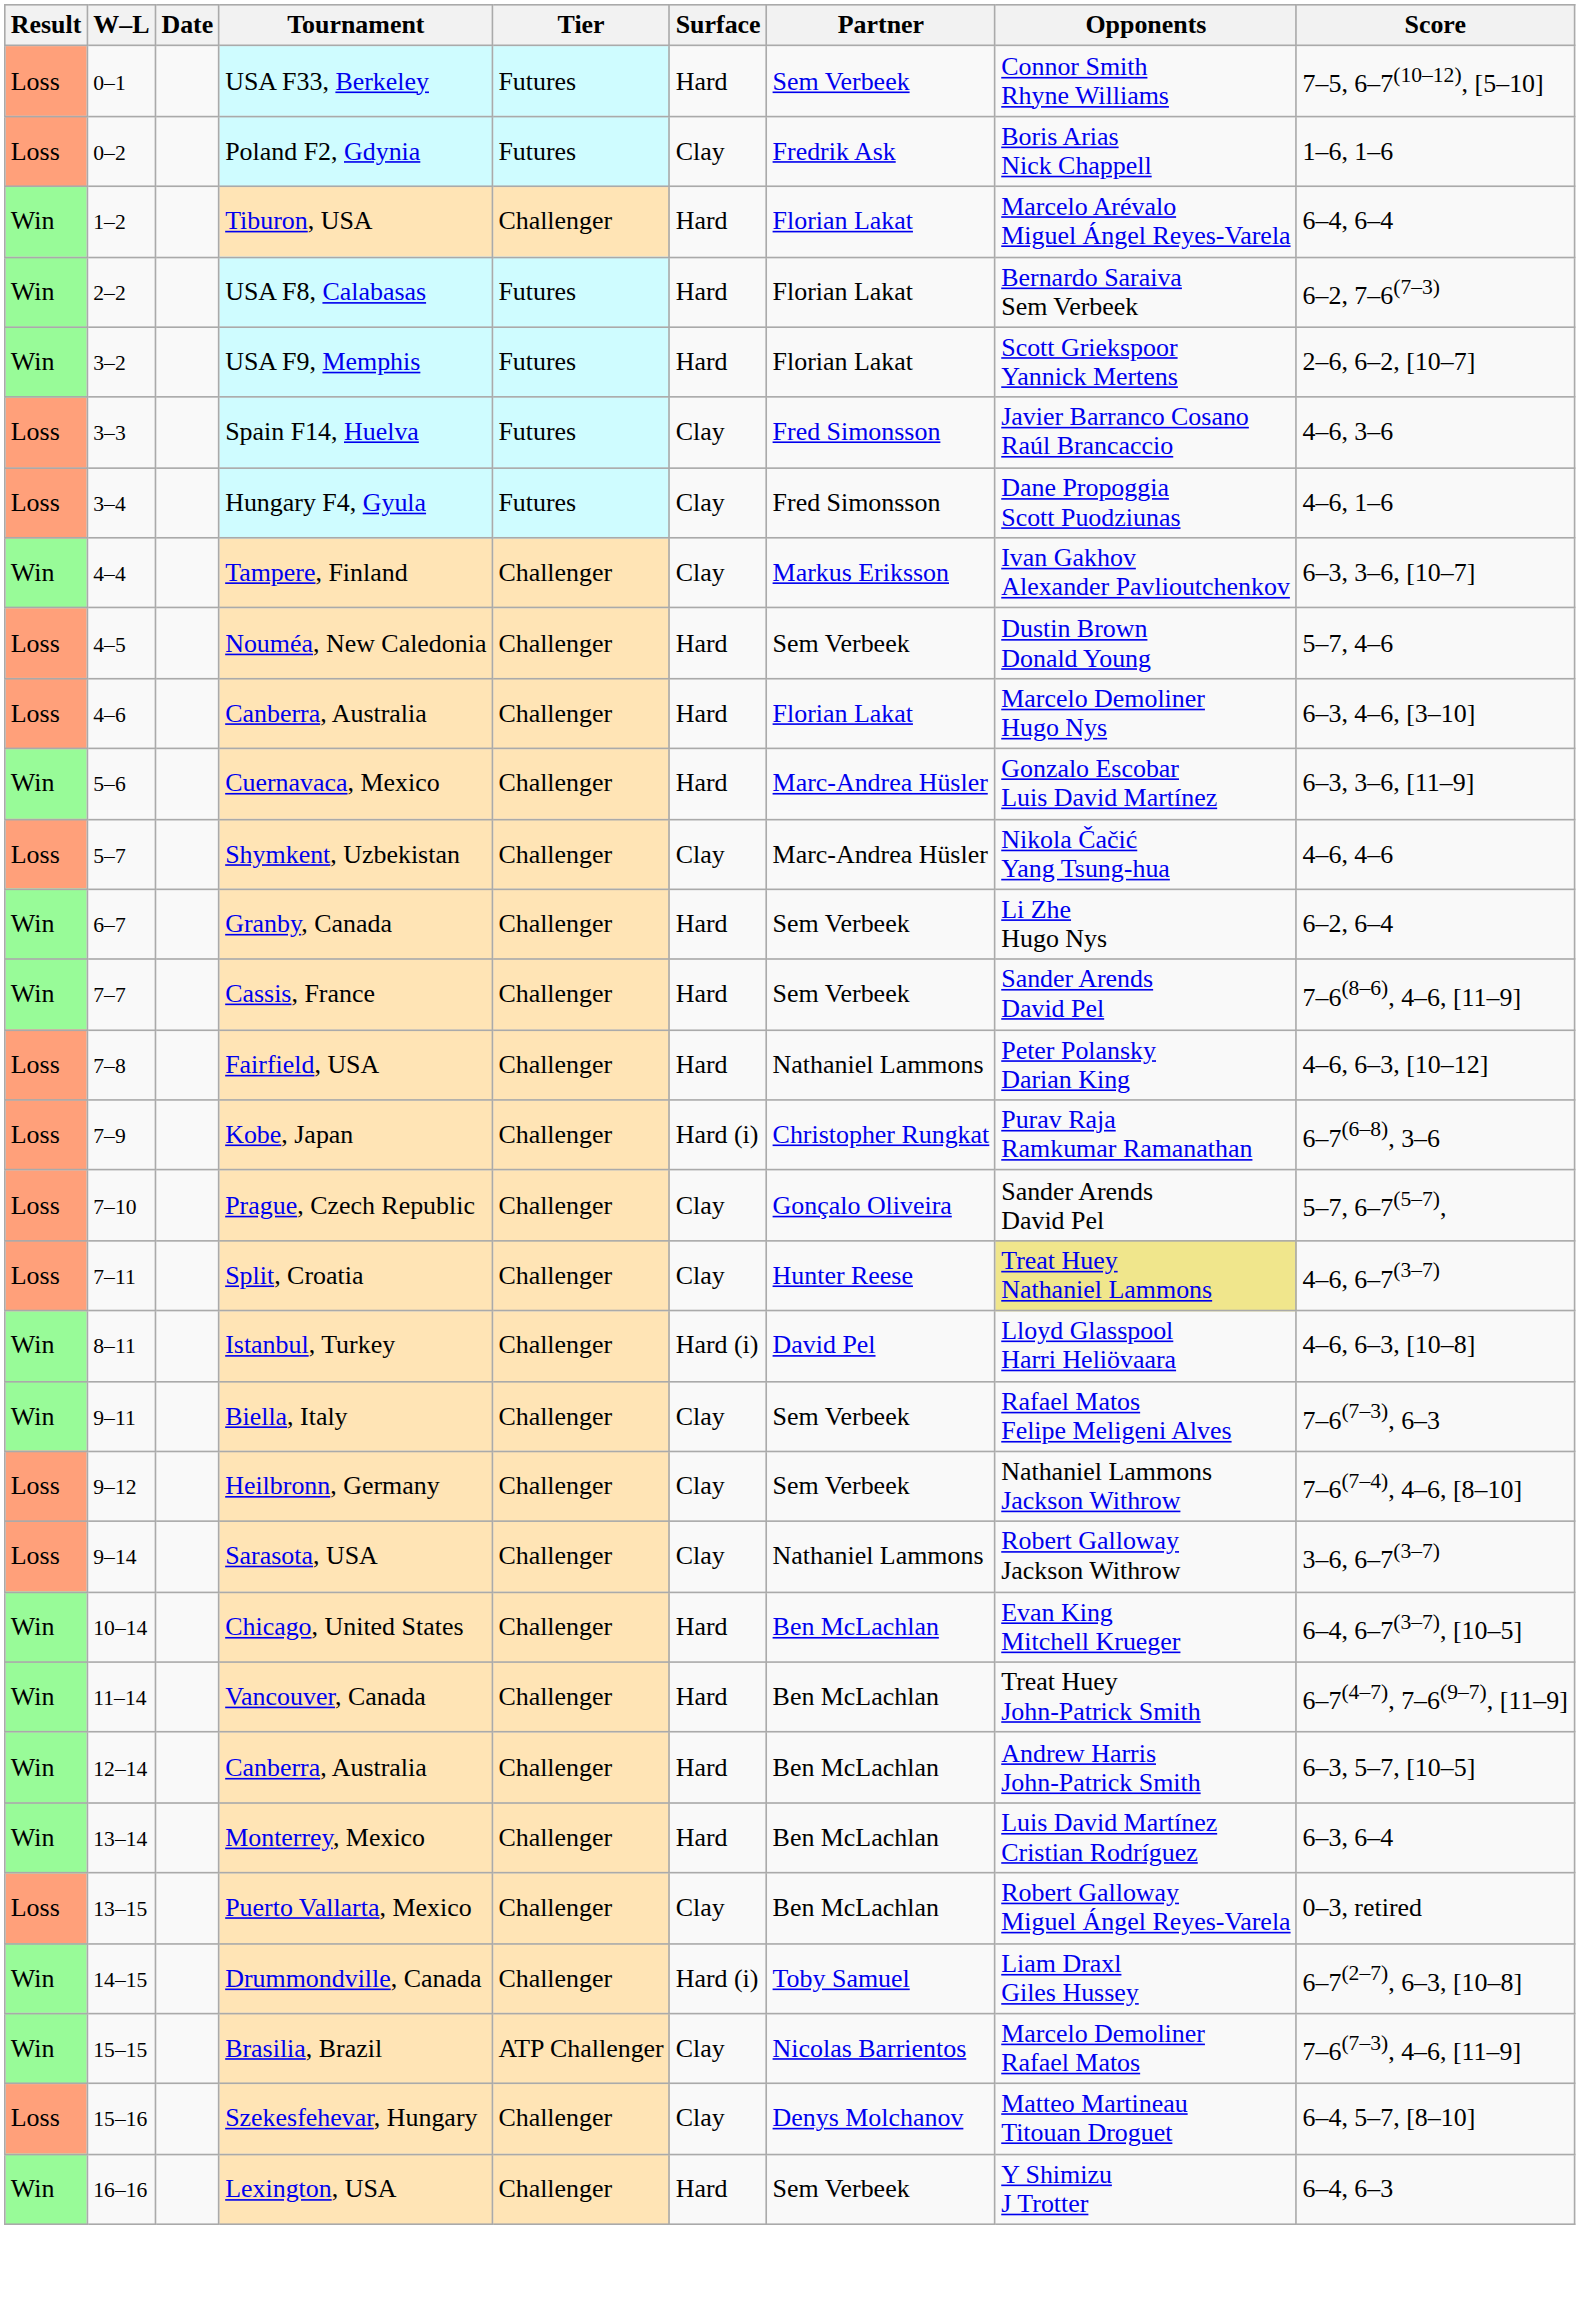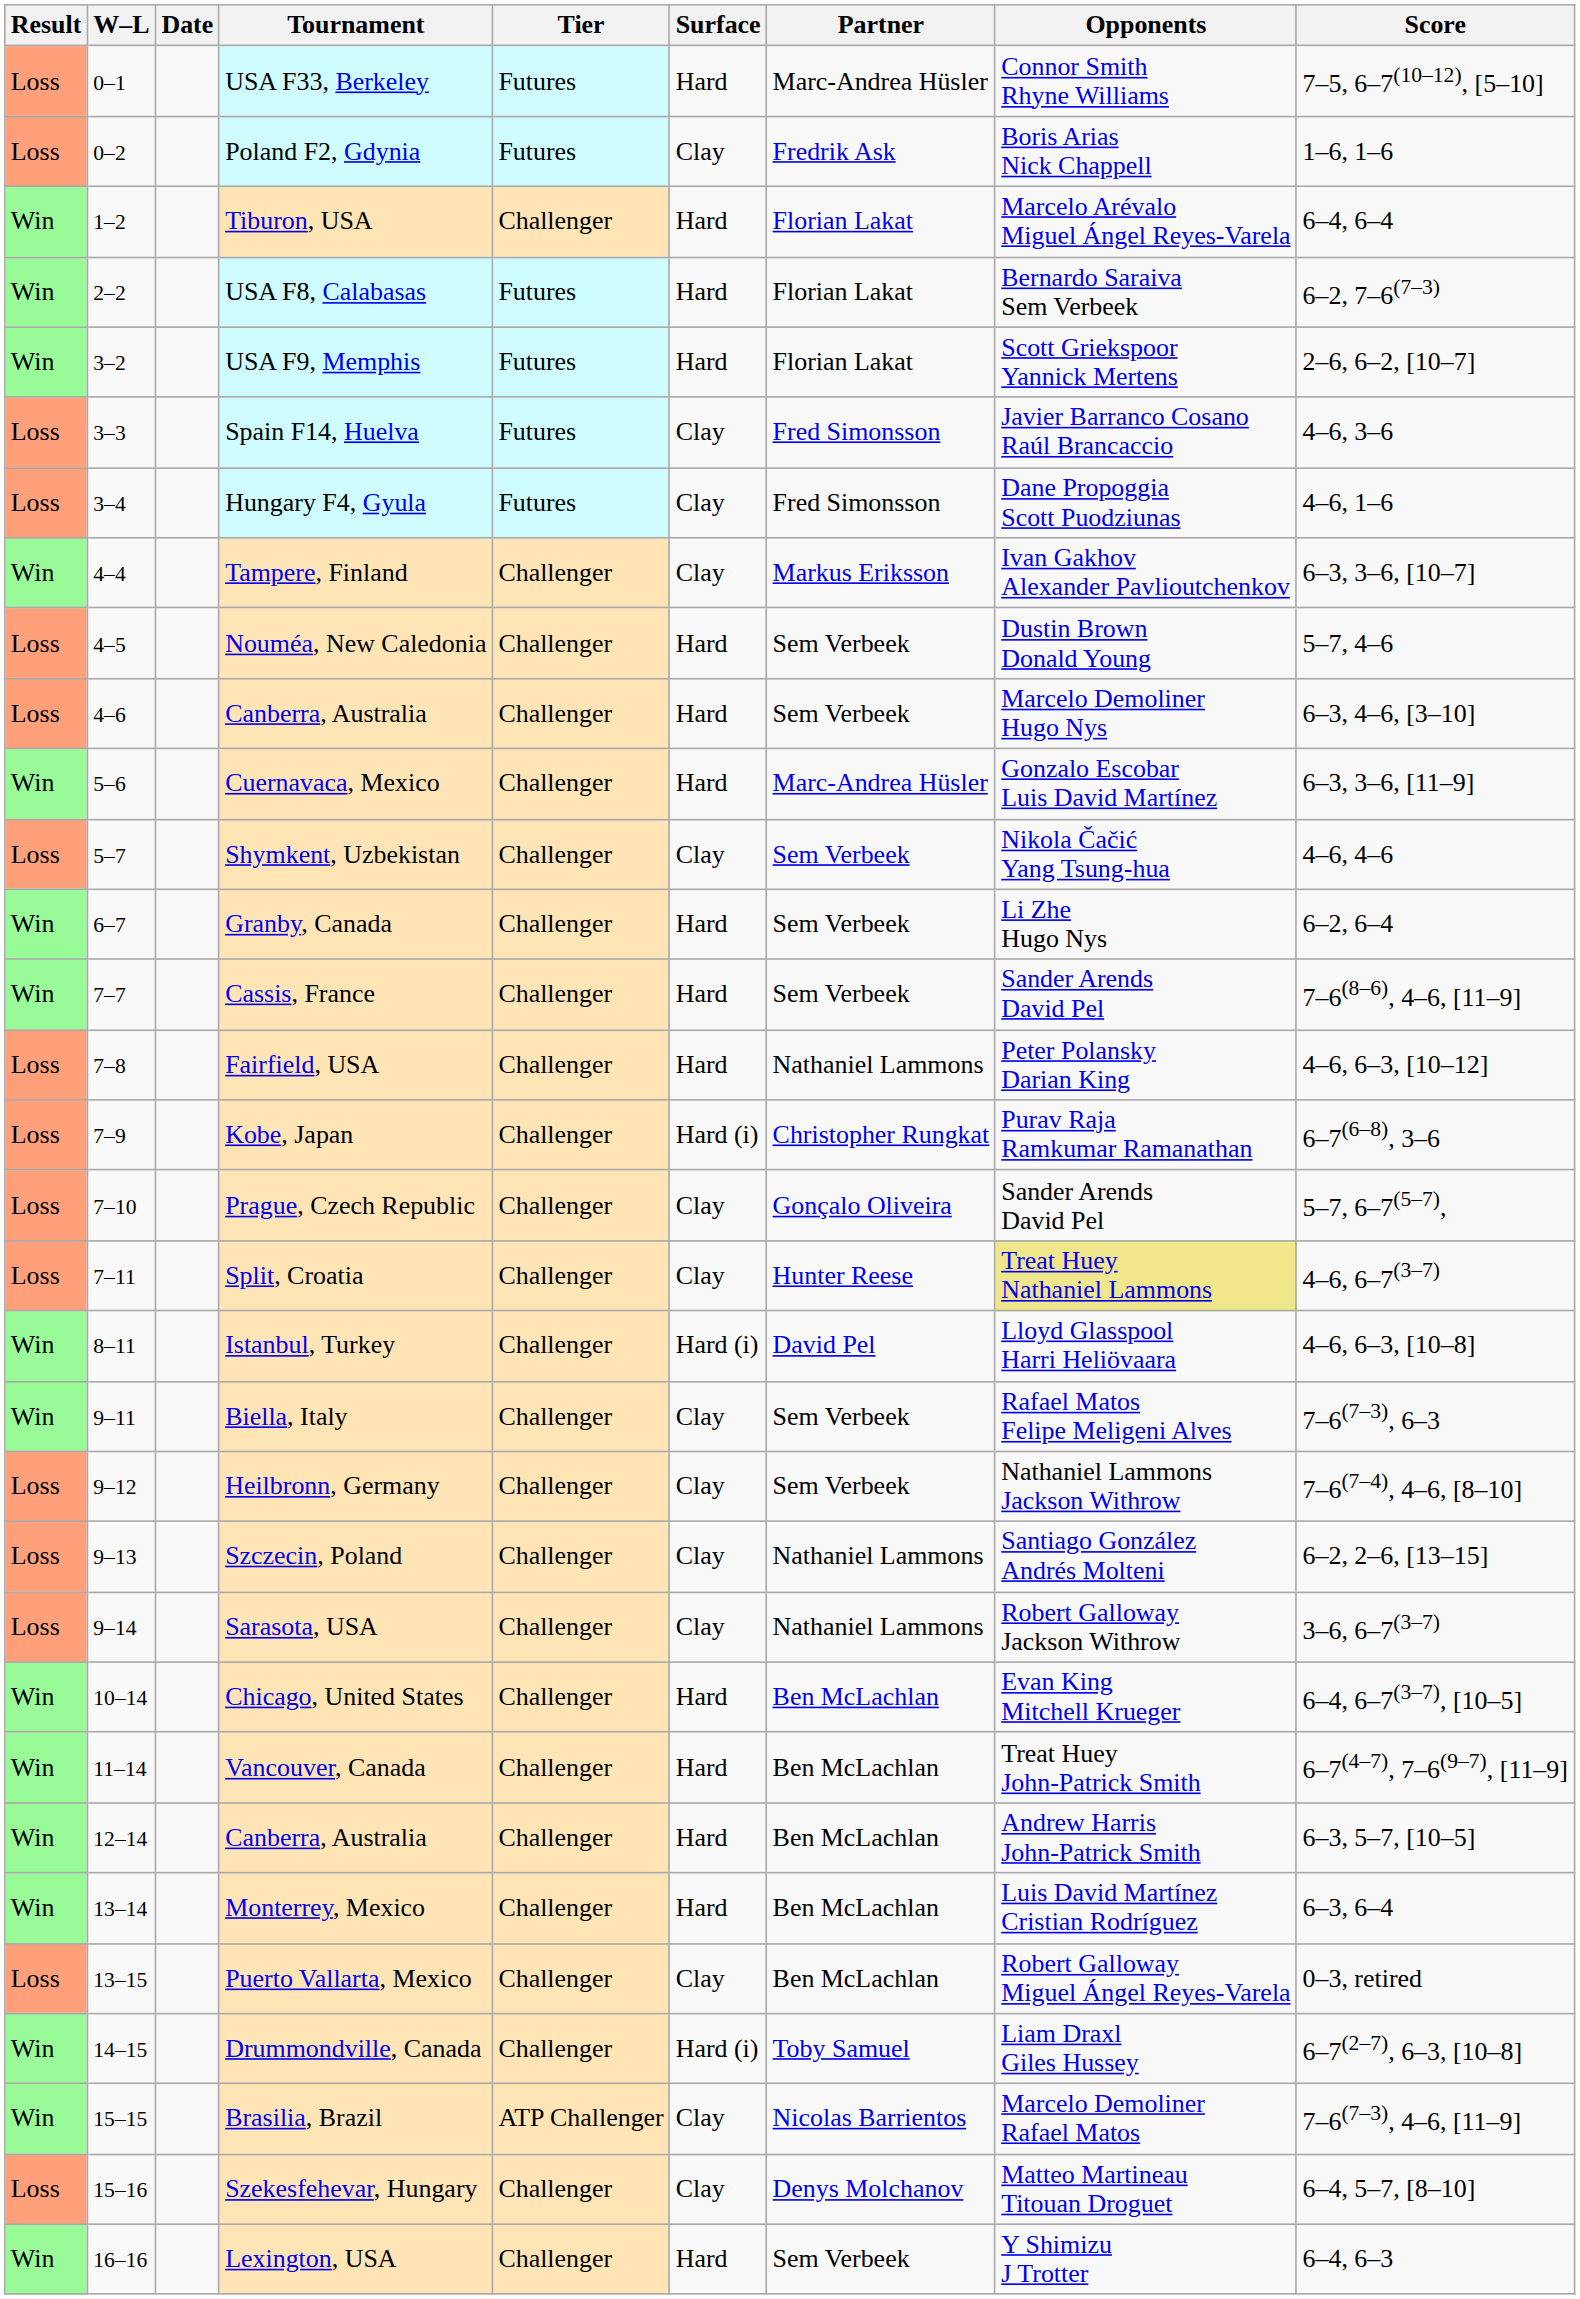(841, 80) Sem Verbeek -> (880, 80) Marc-Andrea Hüsler
(843, 713) Florian Lakat -> (841, 713) Sem Verbeek
(880, 853) Marc-Andrea Hüsler -> (841, 853) Sem Verbeek
+ row: (115, 1557)
